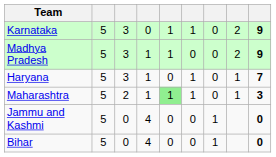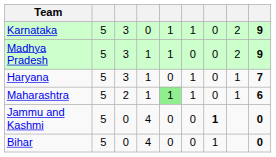(260, 95) 3 -> (260, 95) 6
(215, 119) normal -> (215, 119) bold
